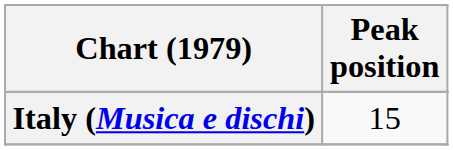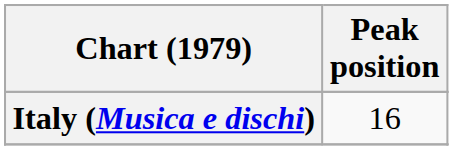(385, 117) 15 -> (385, 117) 16
